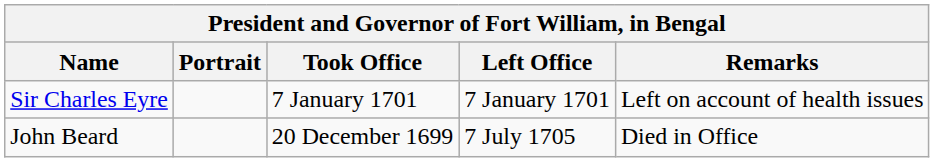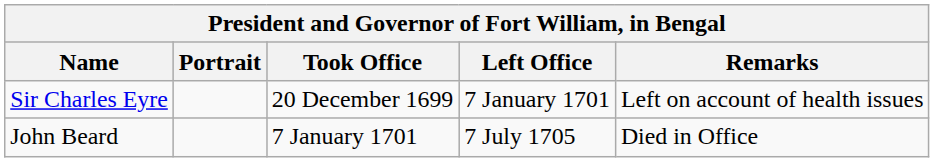(345, 99) 7 January 1701 -> (363, 99) 20 December 1699
(363, 136) 20 December 1699 -> (345, 136) 7 January 1701
